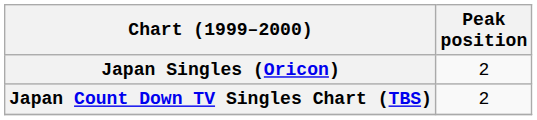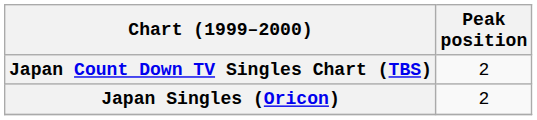rows swapped: (220, 70) <-> (220, 99)
